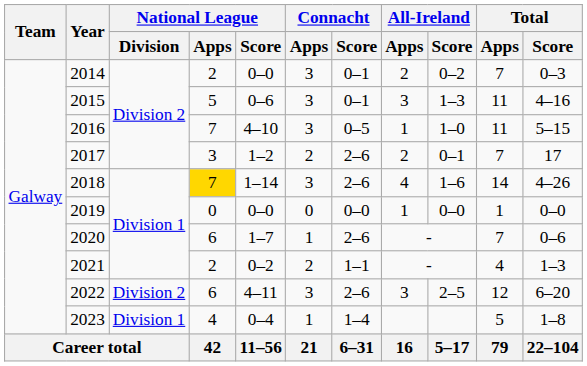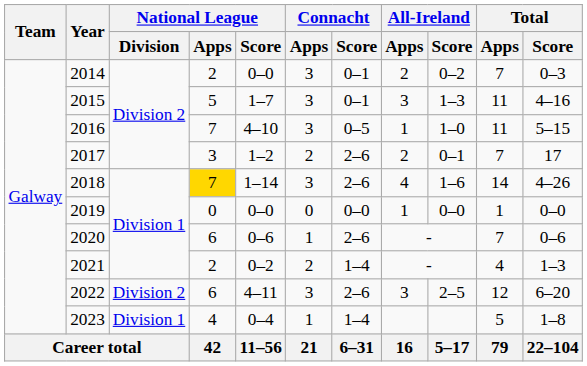(261, 100) 0–6 -> (261, 100) 1–7
(261, 237) 1–7 -> (261, 237) 0–6
(357, 264) 1–1 -> (357, 264) 1–4
